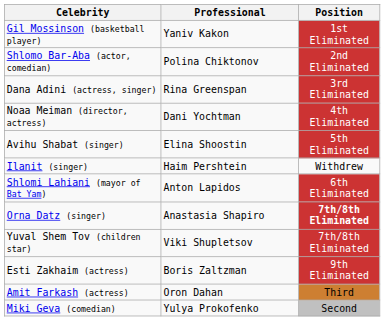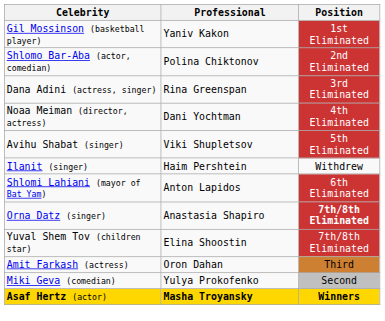(205, 144) Elina Shoostin -> (208, 144) Viki Shupletsov
(208, 243) Viki Shupletsov -> (205, 243) Elina Shoostin
- row: (68, 270)
+ row: (57, 297)
